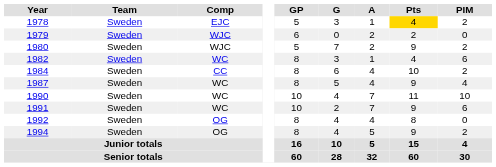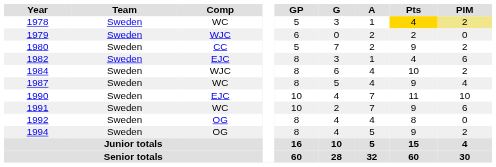(220, 22) EJC -> (220, 22) WC
(465, 22) no background -> (465, 22) khaki background
(220, 46) WJC -> (220, 46) CC
(220, 59) WC -> (220, 59) EJC
(220, 71) CC -> (220, 71) WJC
(220, 95) WC -> (220, 95) EJC
